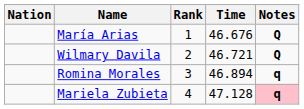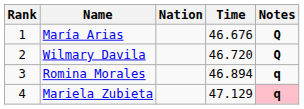columns swapped: (188, 14) <-> (29, 14)
(231, 54) 46.721 -> (231, 54) 46.720
(231, 94) 47.128 -> (231, 94) 47.129
